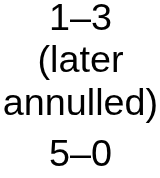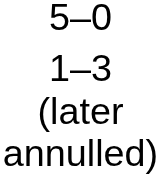rows swapped: (81, 153) <-> (81, 59)
